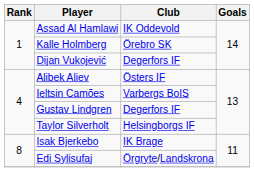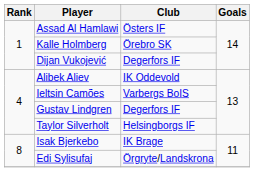(151, 28) IK Oddevold -> (144, 28) Östers IF
(144, 77) Östers IF -> (151, 77) IK Oddevold
